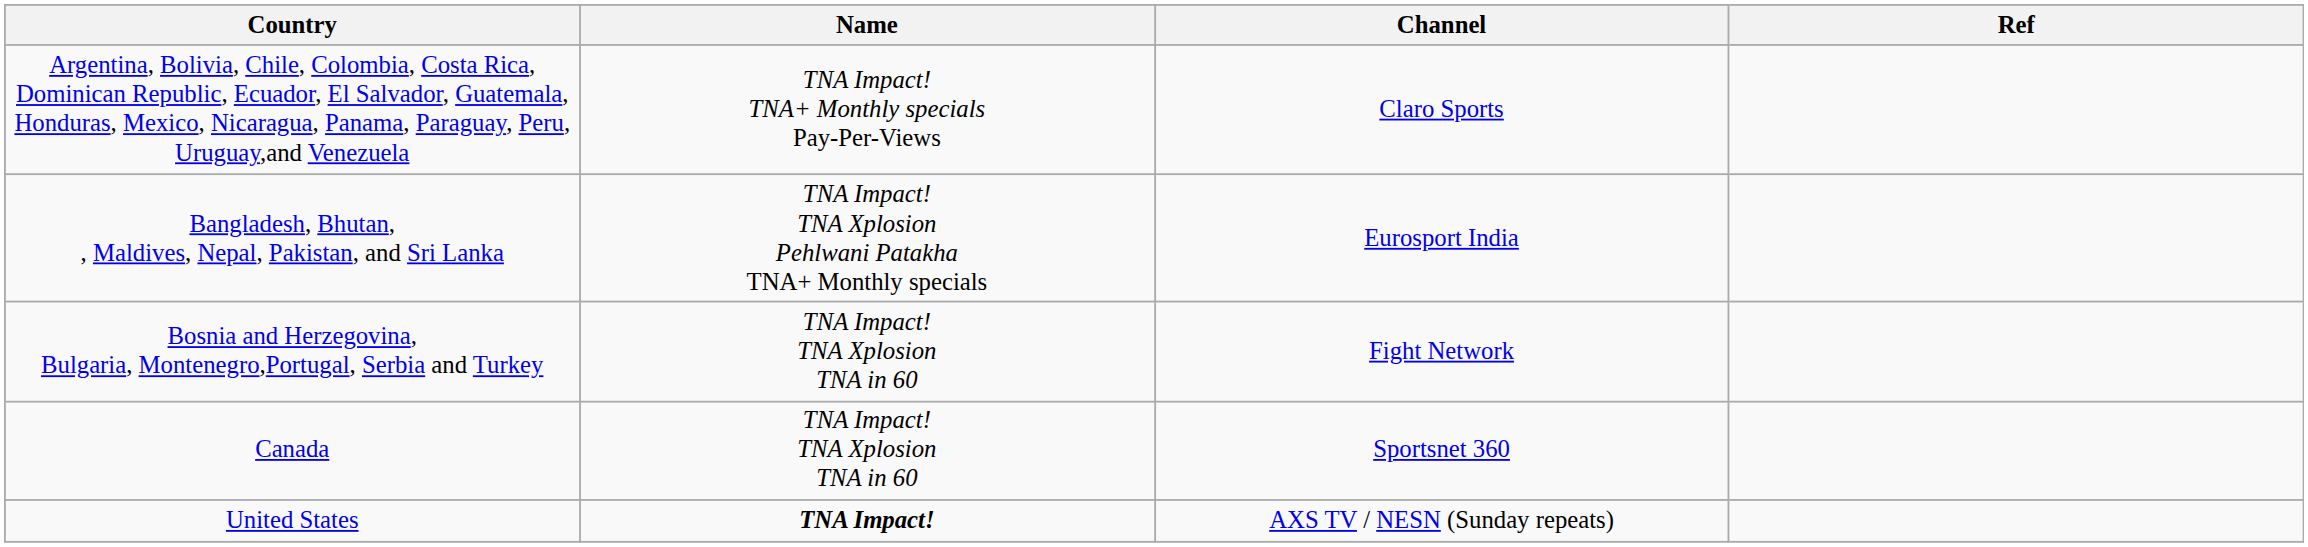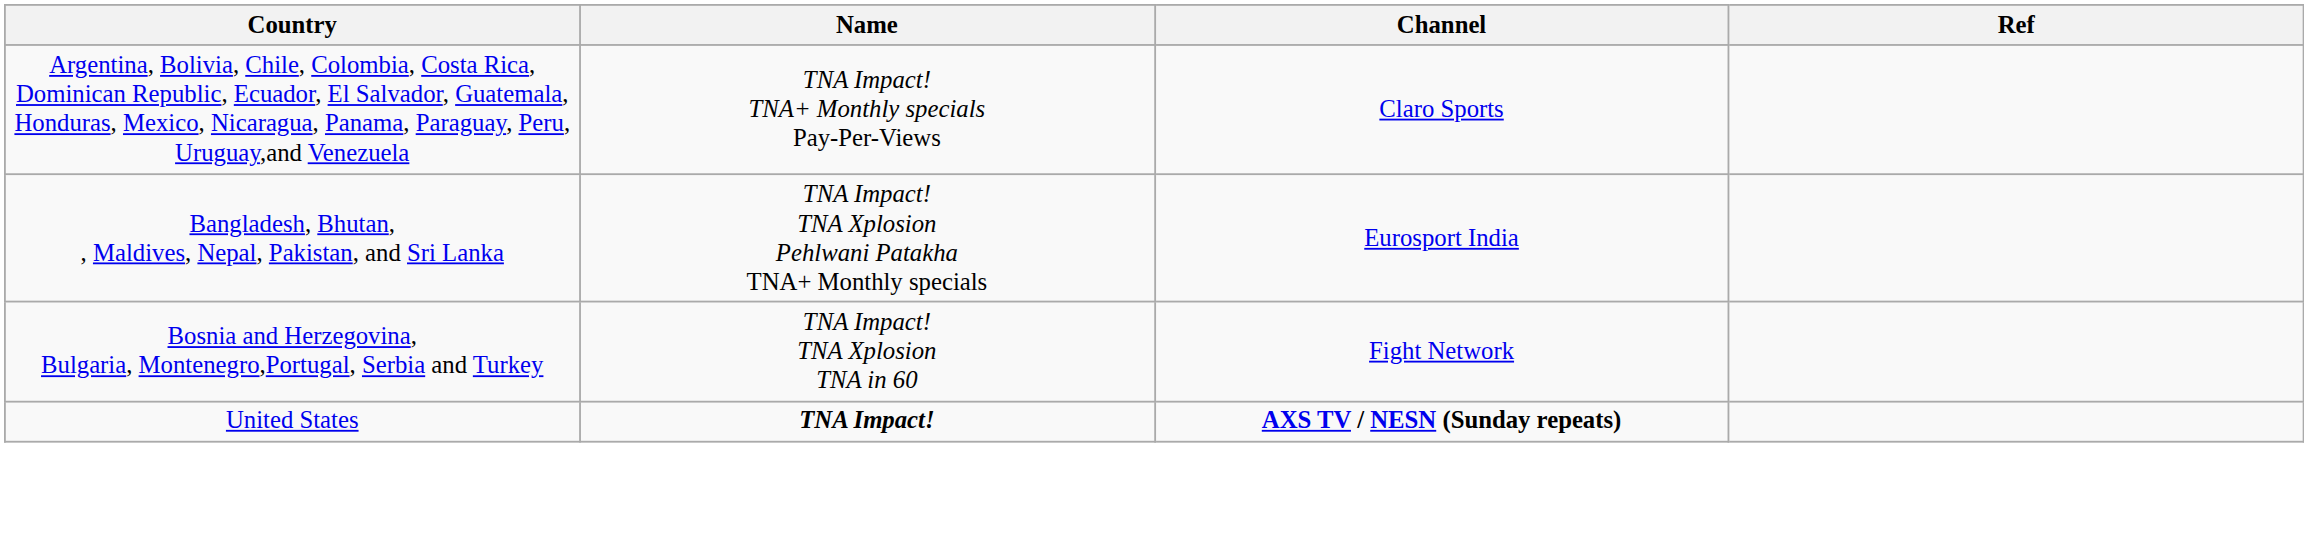- row: (292, 449)
(1442, 519) normal -> (1442, 420) bold
